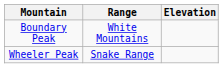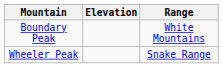columns swapped: (190, 12) <-> (122, 12)
